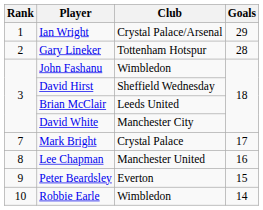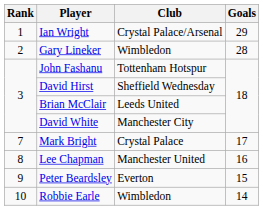(162, 50) Tottenham Hotspur -> (144, 50) Wimbledon
(144, 68) Wimbledon -> (162, 68) Tottenham Hotspur
